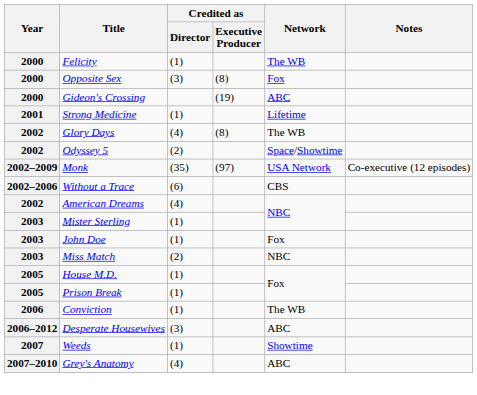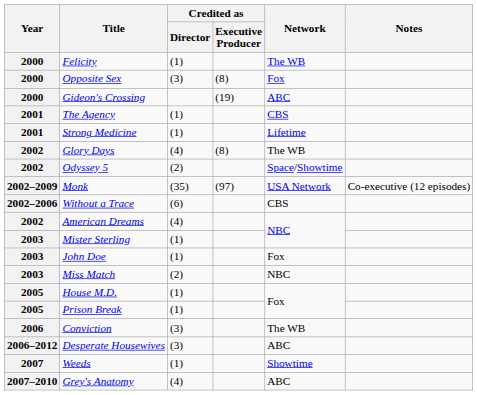+ row: (89, 114)
(177, 310) (1) -> (177, 327) (3)
